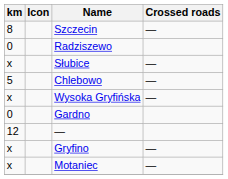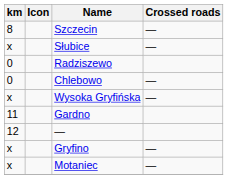rows swapped: (72, 64) <-> (83, 47)
(10, 81) 5 -> (10, 81) 0
(10, 115) 0 -> (12, 115) 11
